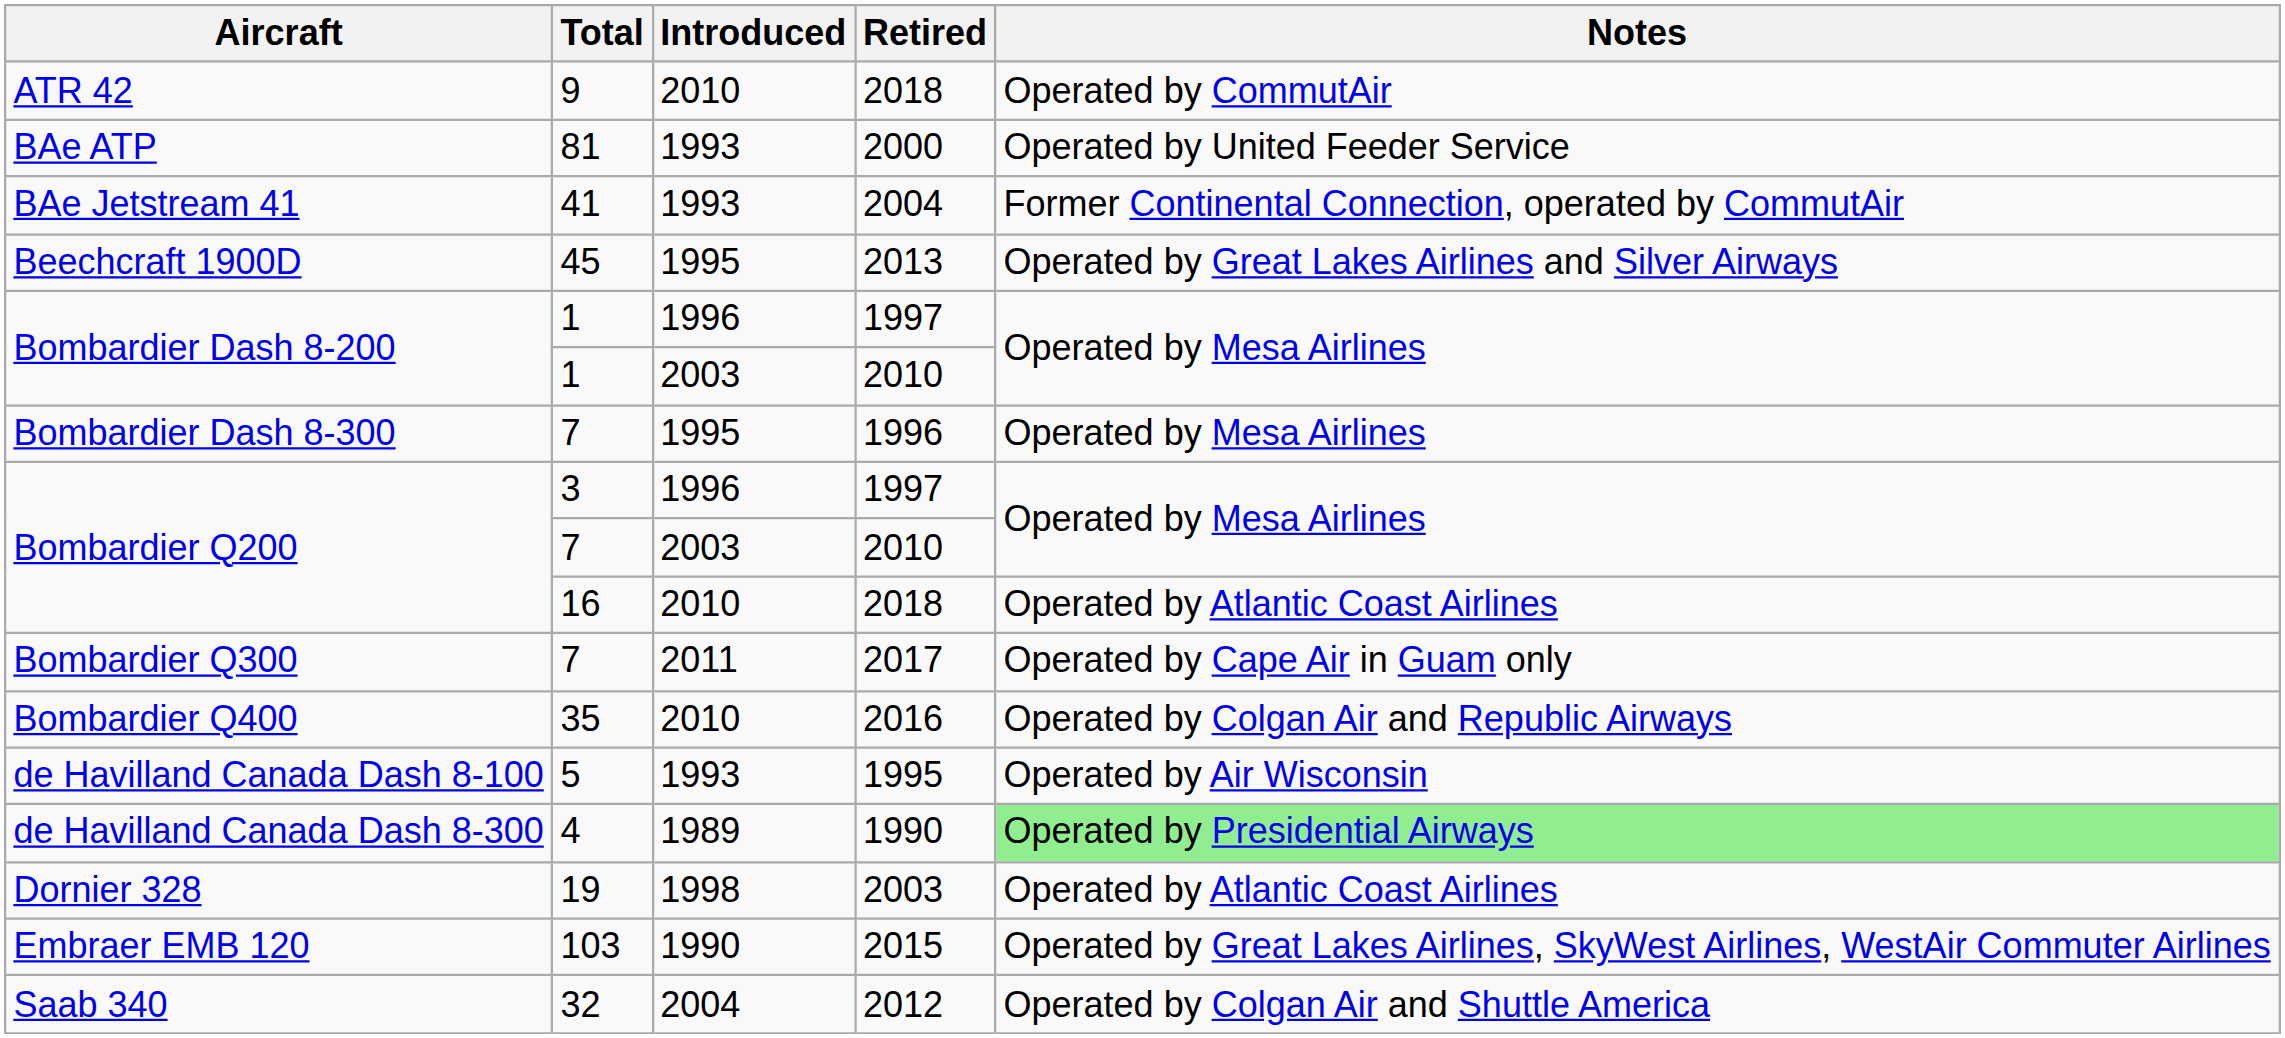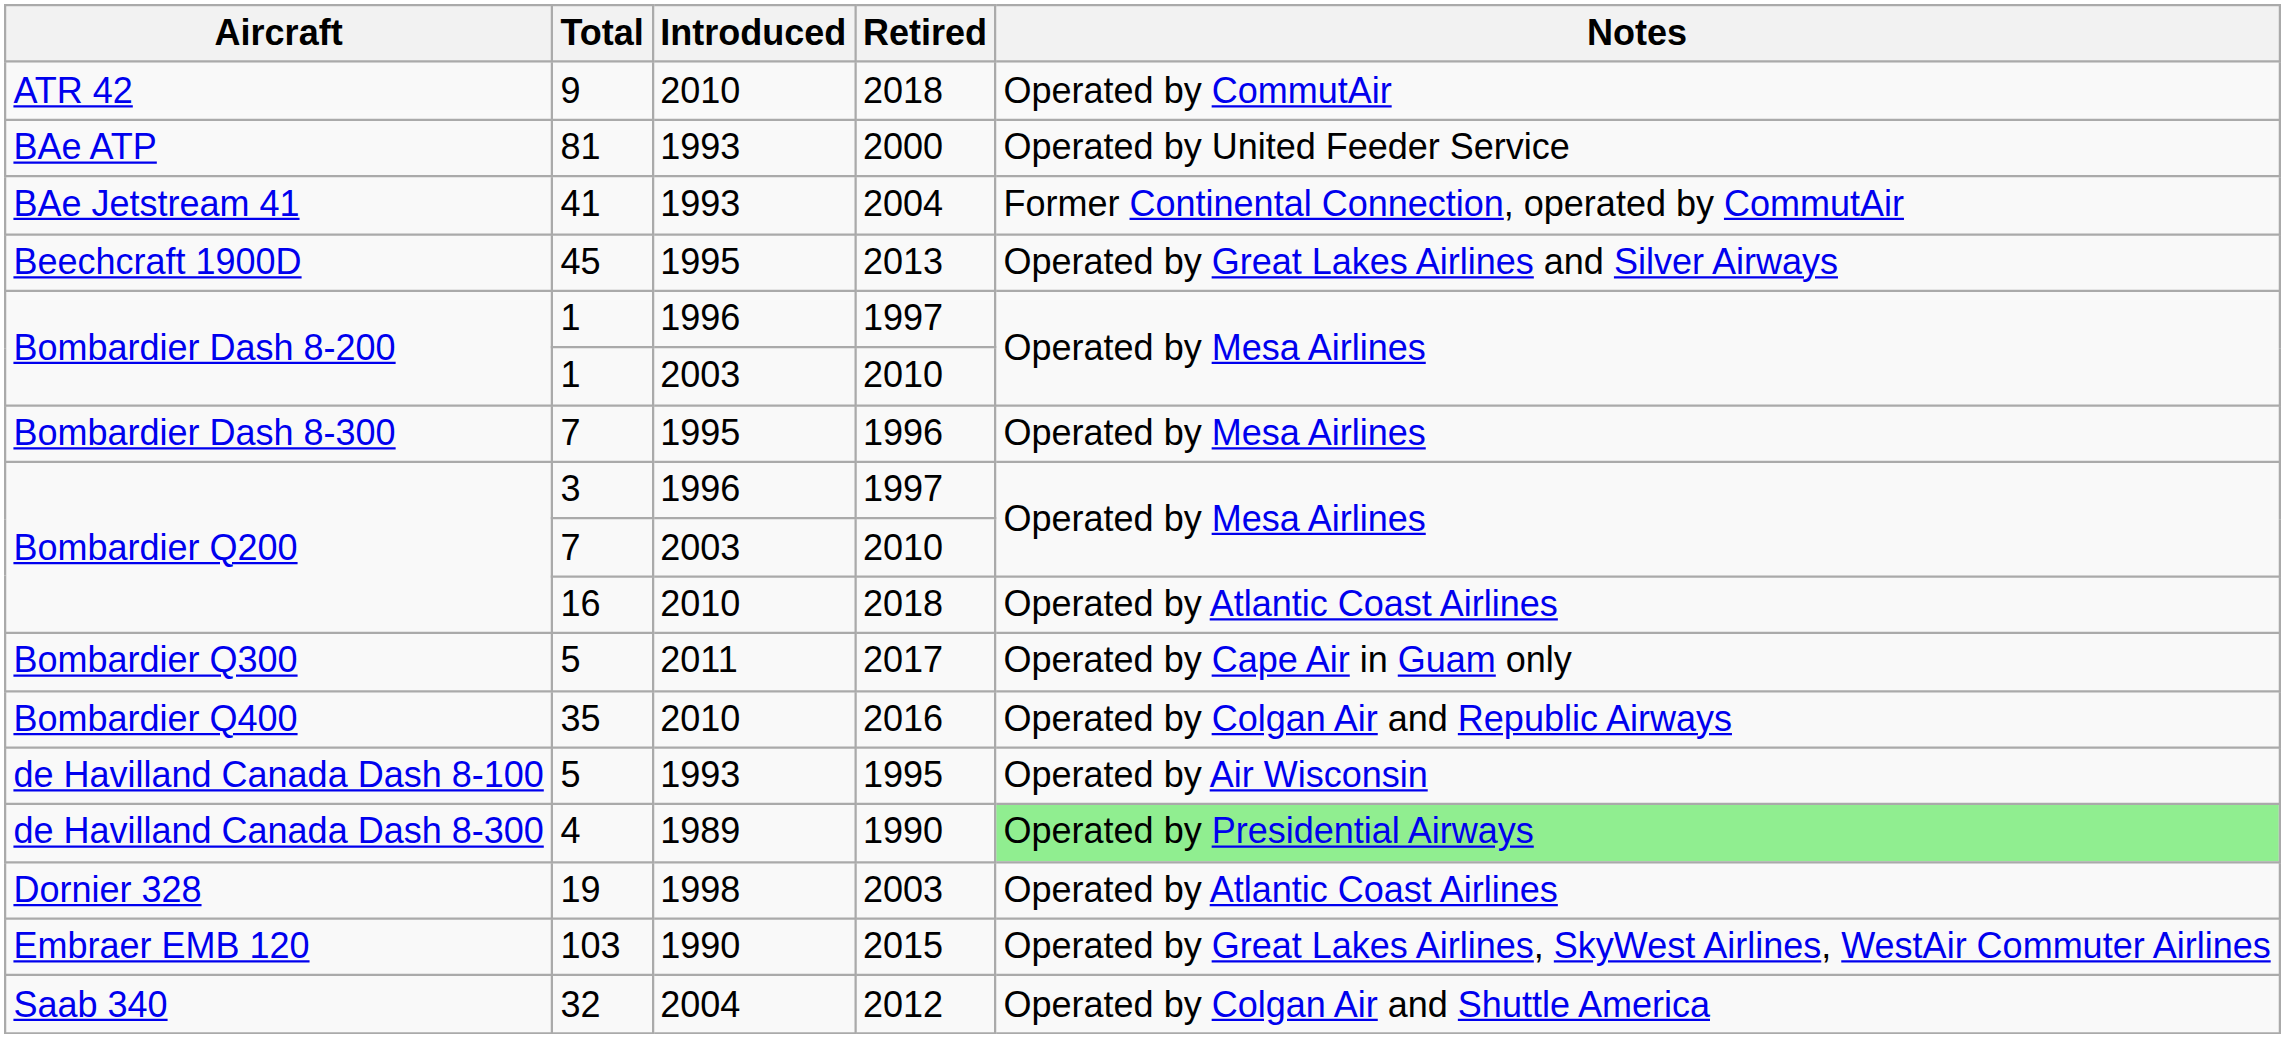(570, 661) 7 -> (570, 661) 5
